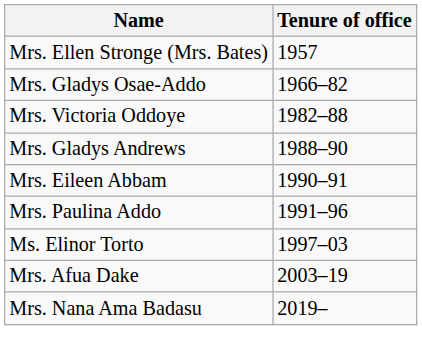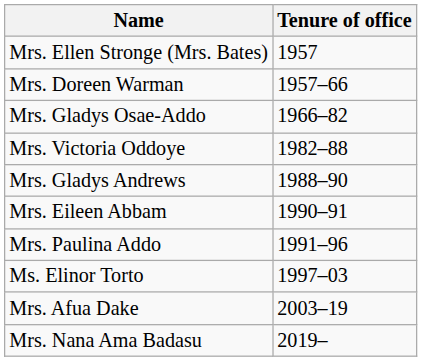+ row: (96, 84)
